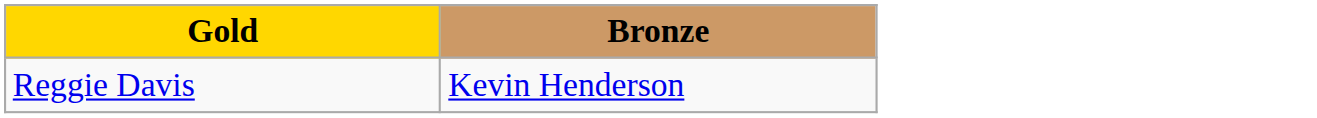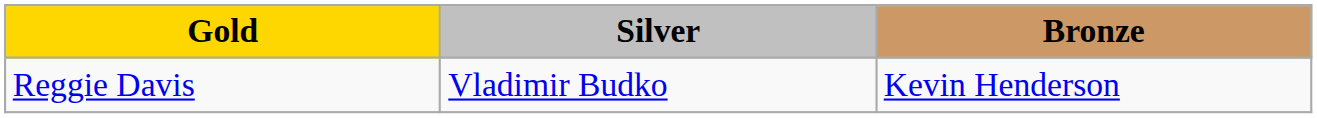+ column: (658, 31)
